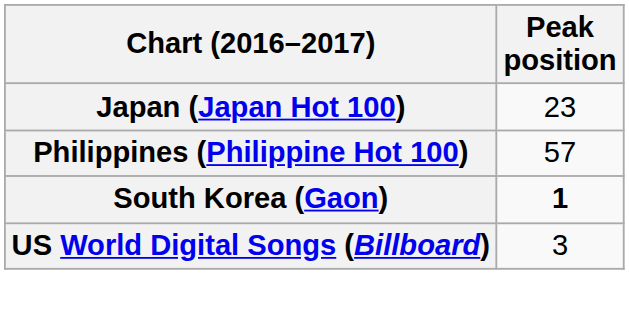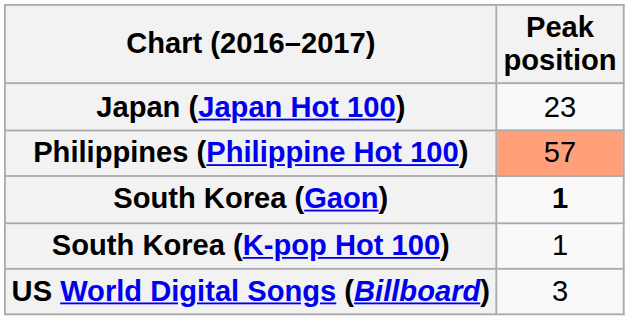(560, 152) no background -> (560, 152) lightsalmon background
+ row: (251, 245)
